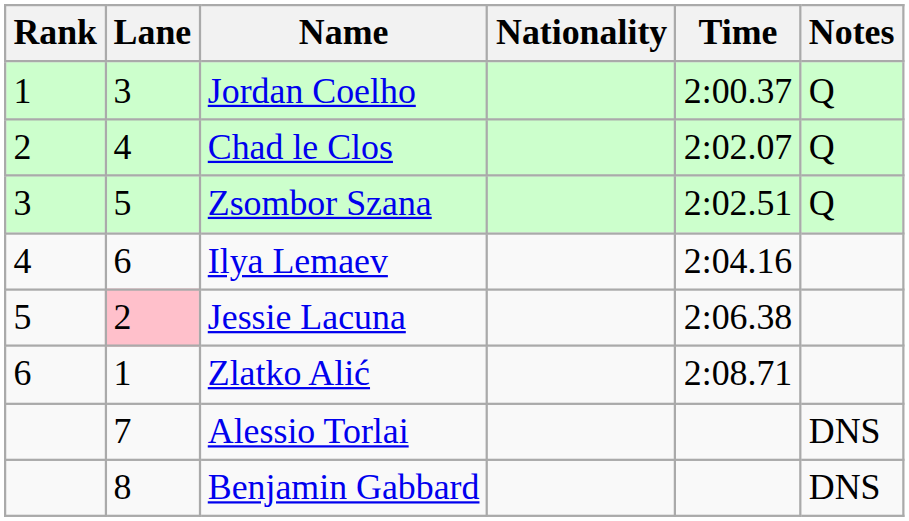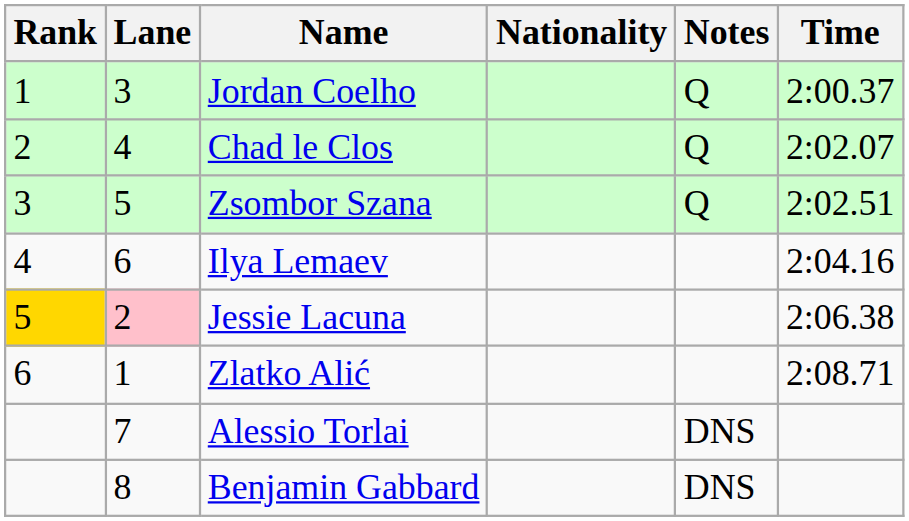columns swapped: (738, 32) <-> (852, 32)
(22, 317) no background -> (22, 317) gold background
